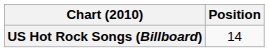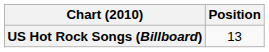(235, 36) 14 -> (235, 36) 13
